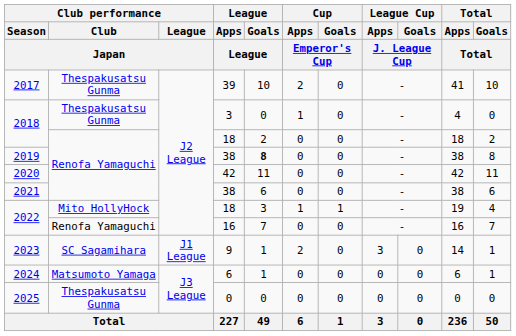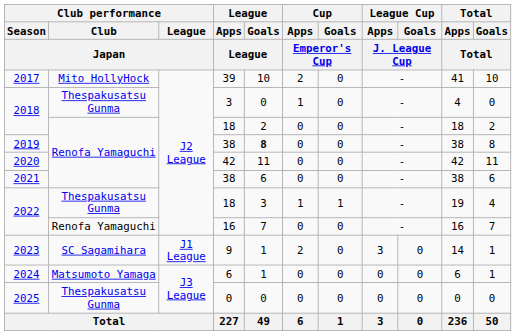(104, 85) Thespakusatsu Gunma -> (104, 78) Mito HollyHock
(104, 209) Mito HollyHock -> (104, 203) Thespakusatsu Gunma
